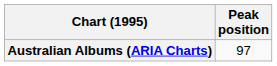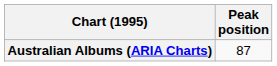(244, 50) 97 -> (244, 50) 87
